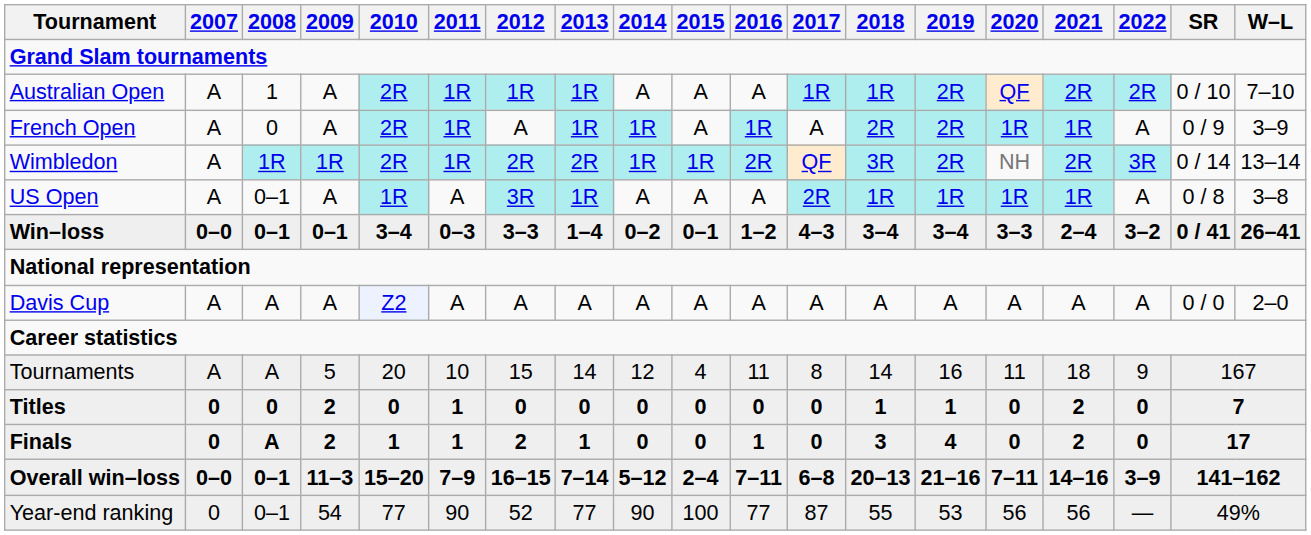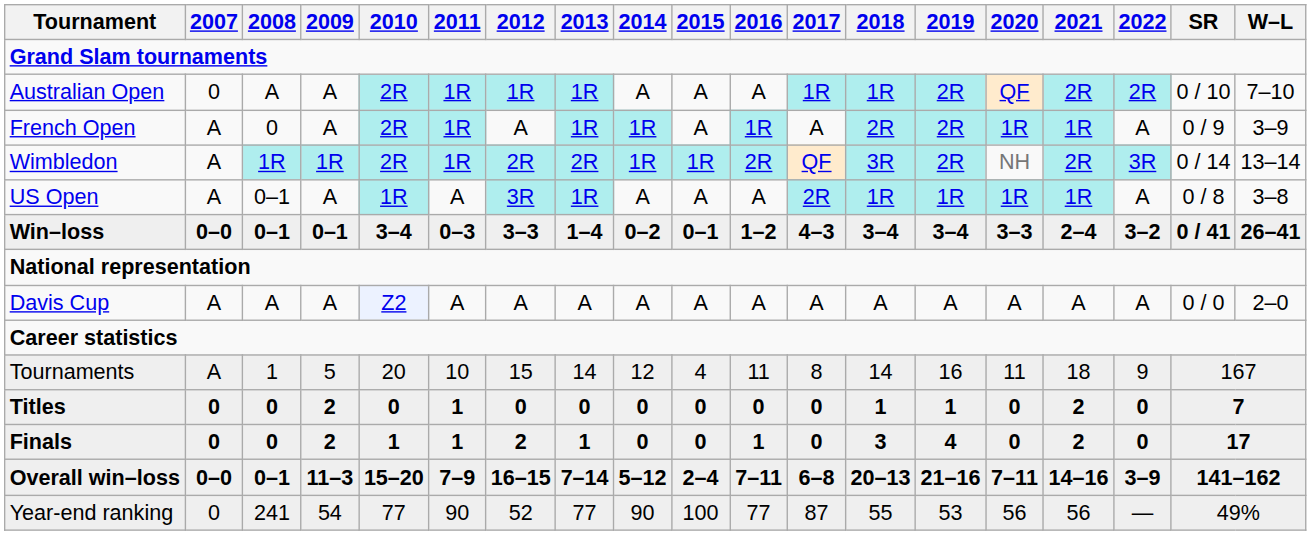(214, 91) A -> (214, 91) 0
(272, 91) 1 -> (272, 91) A
(272, 371) A -> (272, 371) 1
(272, 441) A -> (272, 441) 0
(272, 511) 0–1 -> (272, 511) 241
